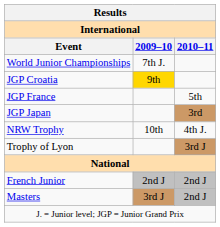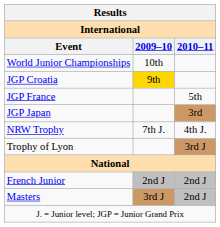(154, 63) 7th J. -> (154, 63) 10th
(154, 130) 10th -> (154, 130) 7th J.
